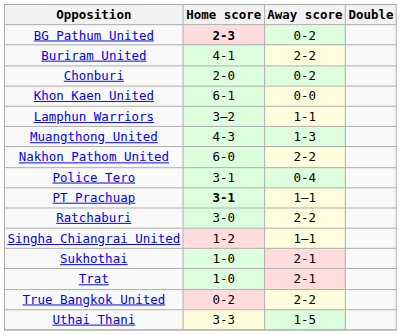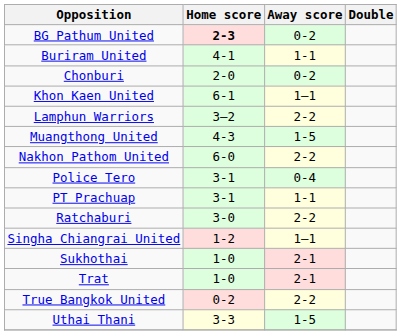(305, 55) 2-2 -> (305, 55) 1-1
(305, 96) 0-0 -> (305, 96) 1–1
(305, 116) 1-1 -> (305, 116) 2-2
(305, 137) 1-3 -> (305, 137) 1-5
(224, 198) bold -> (224, 198) normal
(305, 198) 1–1 -> (305, 198) 1-1
